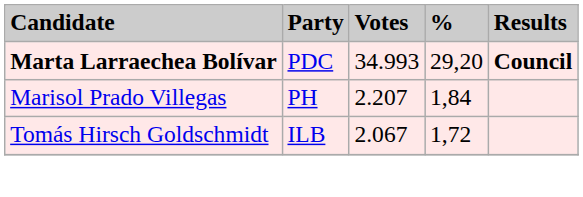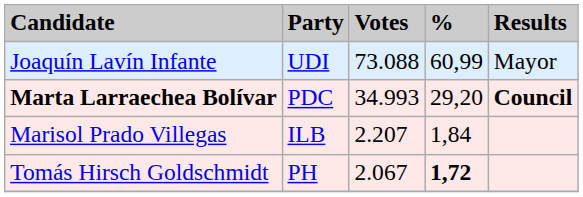+ row: (113, 60)
(303, 97) PH -> (306, 135) ILB
(306, 135) ILB -> (303, 172) PH
(451, 135) normal -> (451, 172) bold
